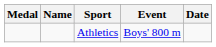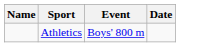- column: (23, 14)
